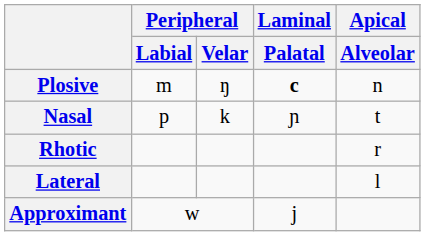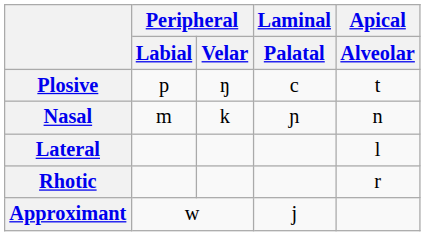(164, 85) m -> (164, 85) p
(294, 85) bold -> (294, 85) normal
(378, 85) n -> (378, 85) t
(164, 117) p -> (164, 117) m
(378, 117) t -> (378, 117) n
rows swapped: (68, 149) <-> (68, 181)
